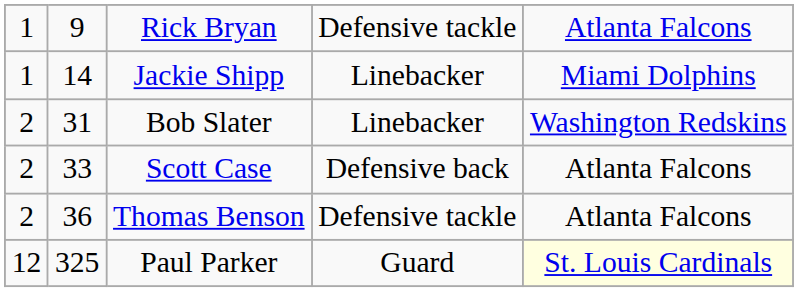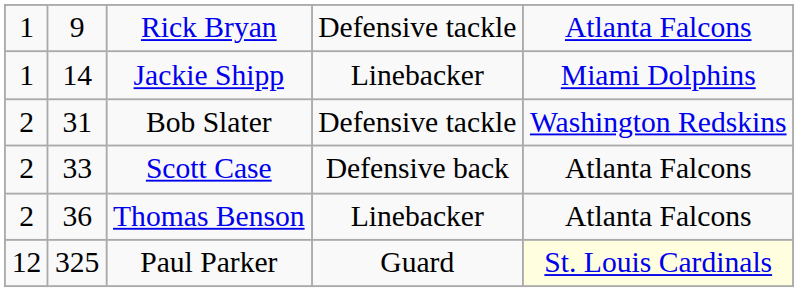(417, 121) Linebacker -> (417, 121) Defensive tackle
(417, 215) Defensive tackle -> (417, 215) Linebacker
